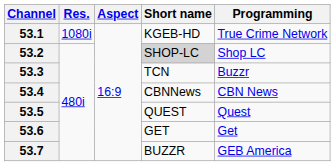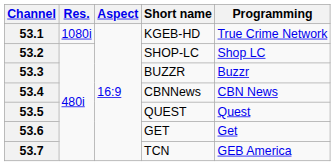(171, 53) lightgrey background -> (171, 53) no background
(157, 72) TCN -> (165, 72) BUZZR
(165, 151) BUZZR -> (157, 151) TCN
